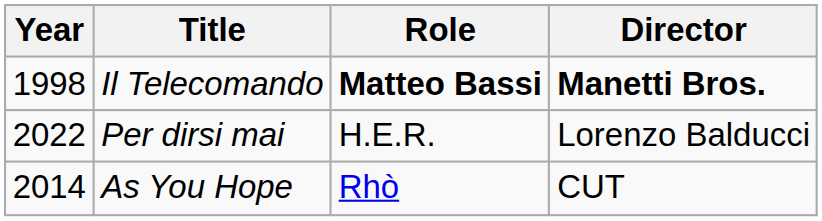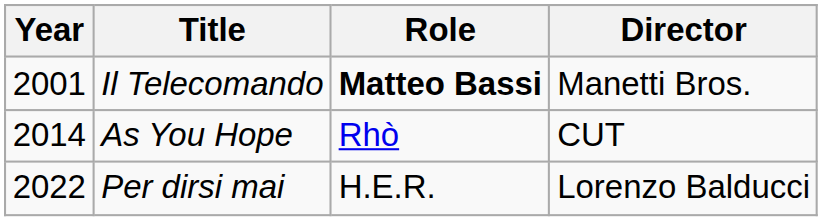(49, 82) 1998 -> (49, 82) 2001
(662, 82) bold -> (654, 82) normal
rows swapped: (197, 187) <-> (193, 135)
